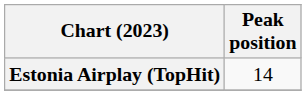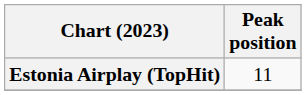(263, 74) 14 -> (263, 74) 11
